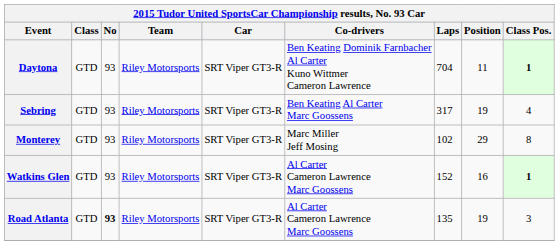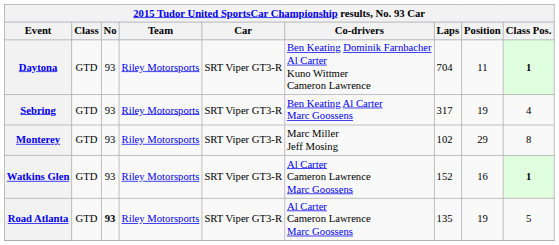(529, 219) 3 -> (529, 219) 5
